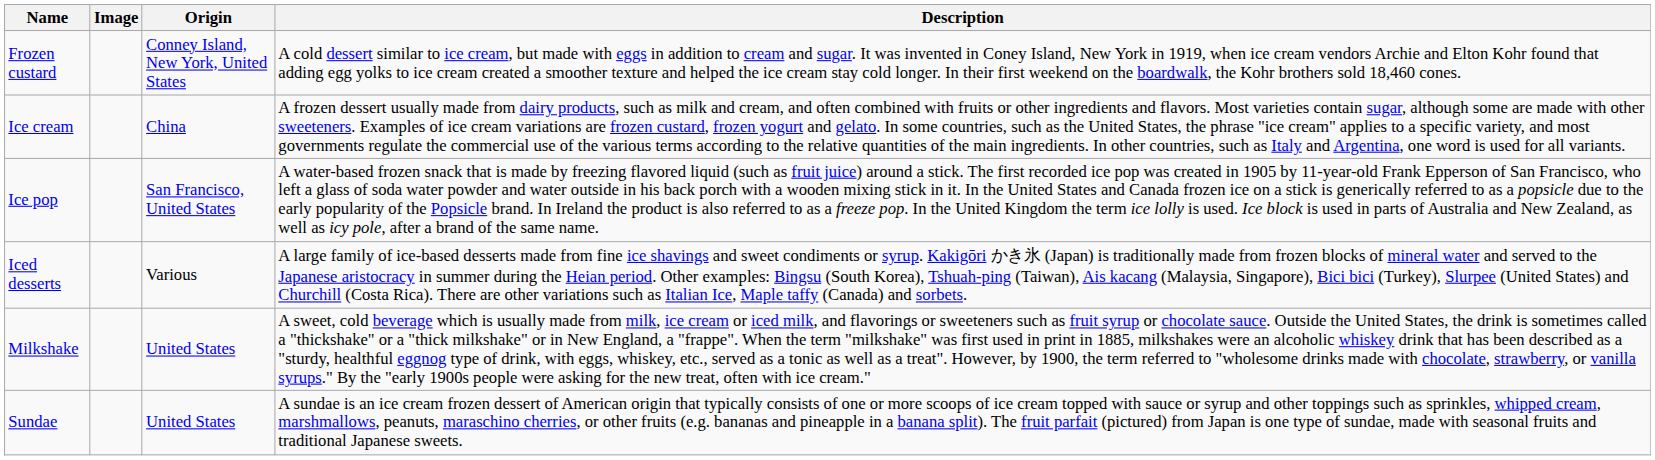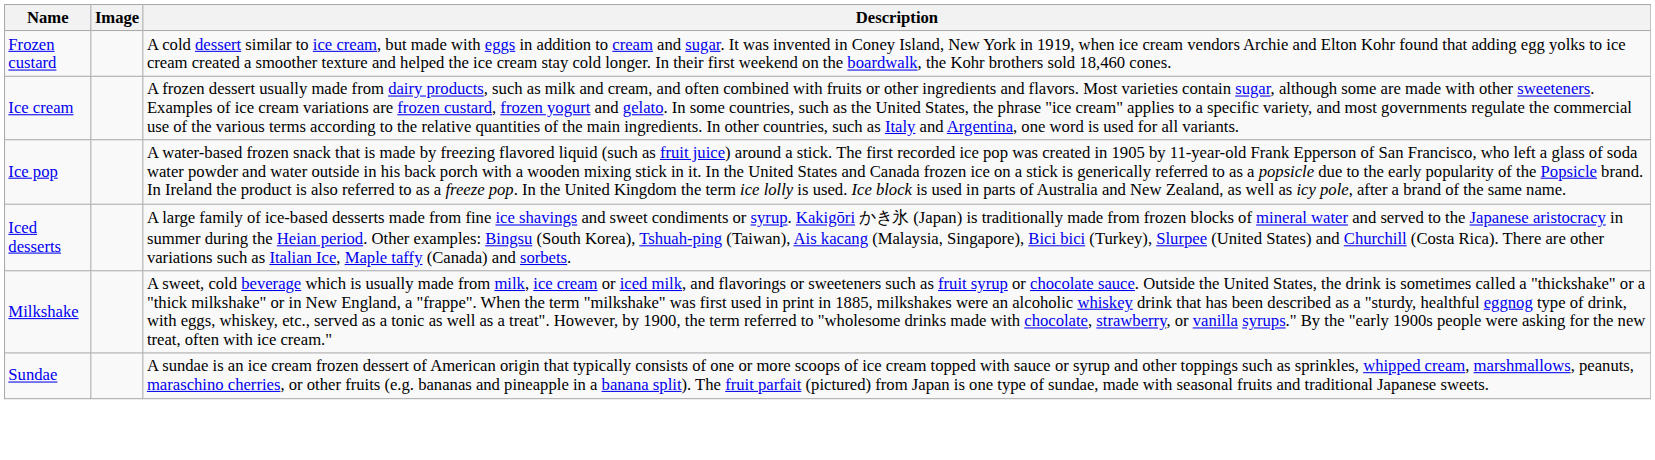- column: (208, 17)
